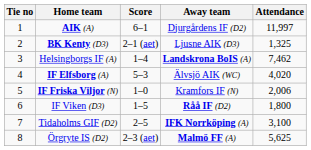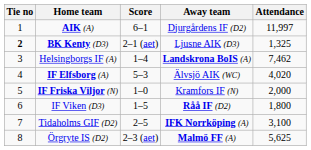(20, 43) normal -> (20, 43) bold
(280, 91) 2,006 -> (280, 91) 2,000
